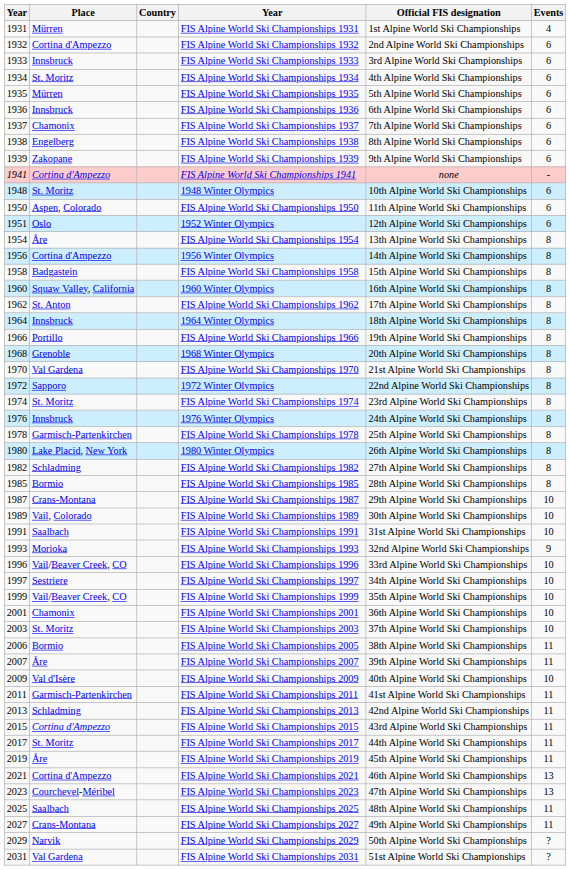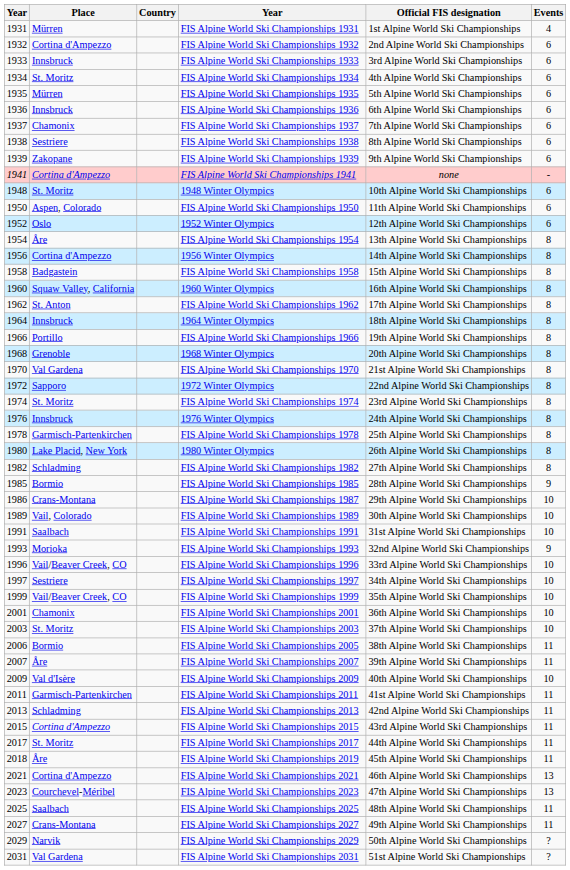(53, 142) Engelberg -> (50, 142) Sestriere
(17, 223) 1951 -> (17, 223) 1952
(549, 483) 8 -> (549, 483) 9
(17, 499) 1987 -> (17, 499) 1986
(17, 759) 2019 -> (17, 759) 2018
